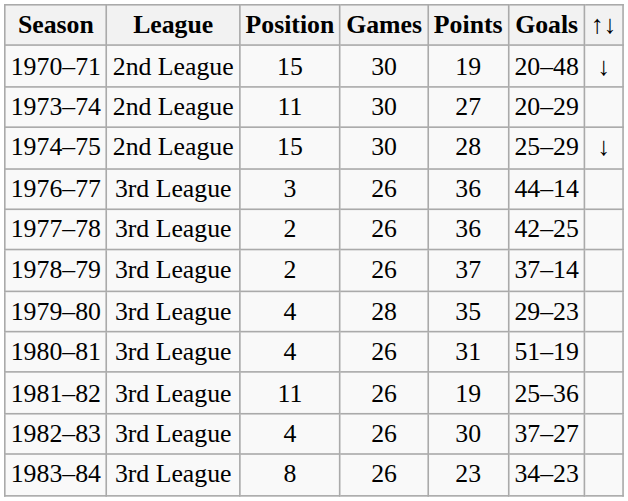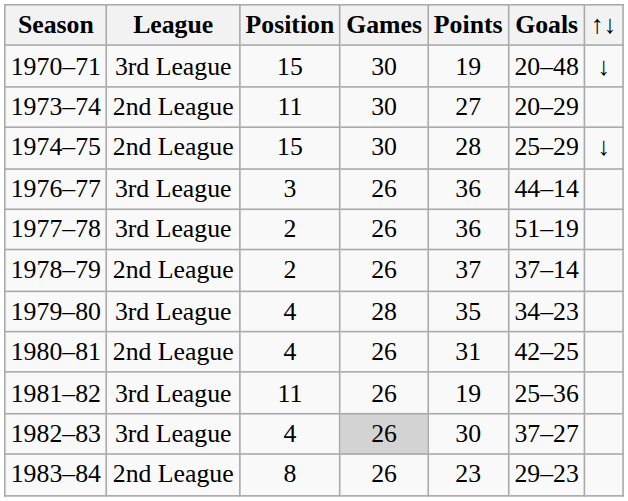(173, 65) 2nd League -> (173, 65) 3rd League
(547, 229) 42–25 -> (547, 229) 51–19
(173, 270) 3rd League -> (173, 270) 2nd League
(547, 310) 29–23 -> (547, 310) 34–23
(173, 351) 3rd League -> (173, 351) 2nd League
(547, 351) 51–19 -> (547, 351) 42–25
(384, 433) no background -> (384, 433) lightgrey background
(173, 474) 3rd League -> (173, 474) 2nd League
(547, 474) 34–23 -> (547, 474) 29–23
